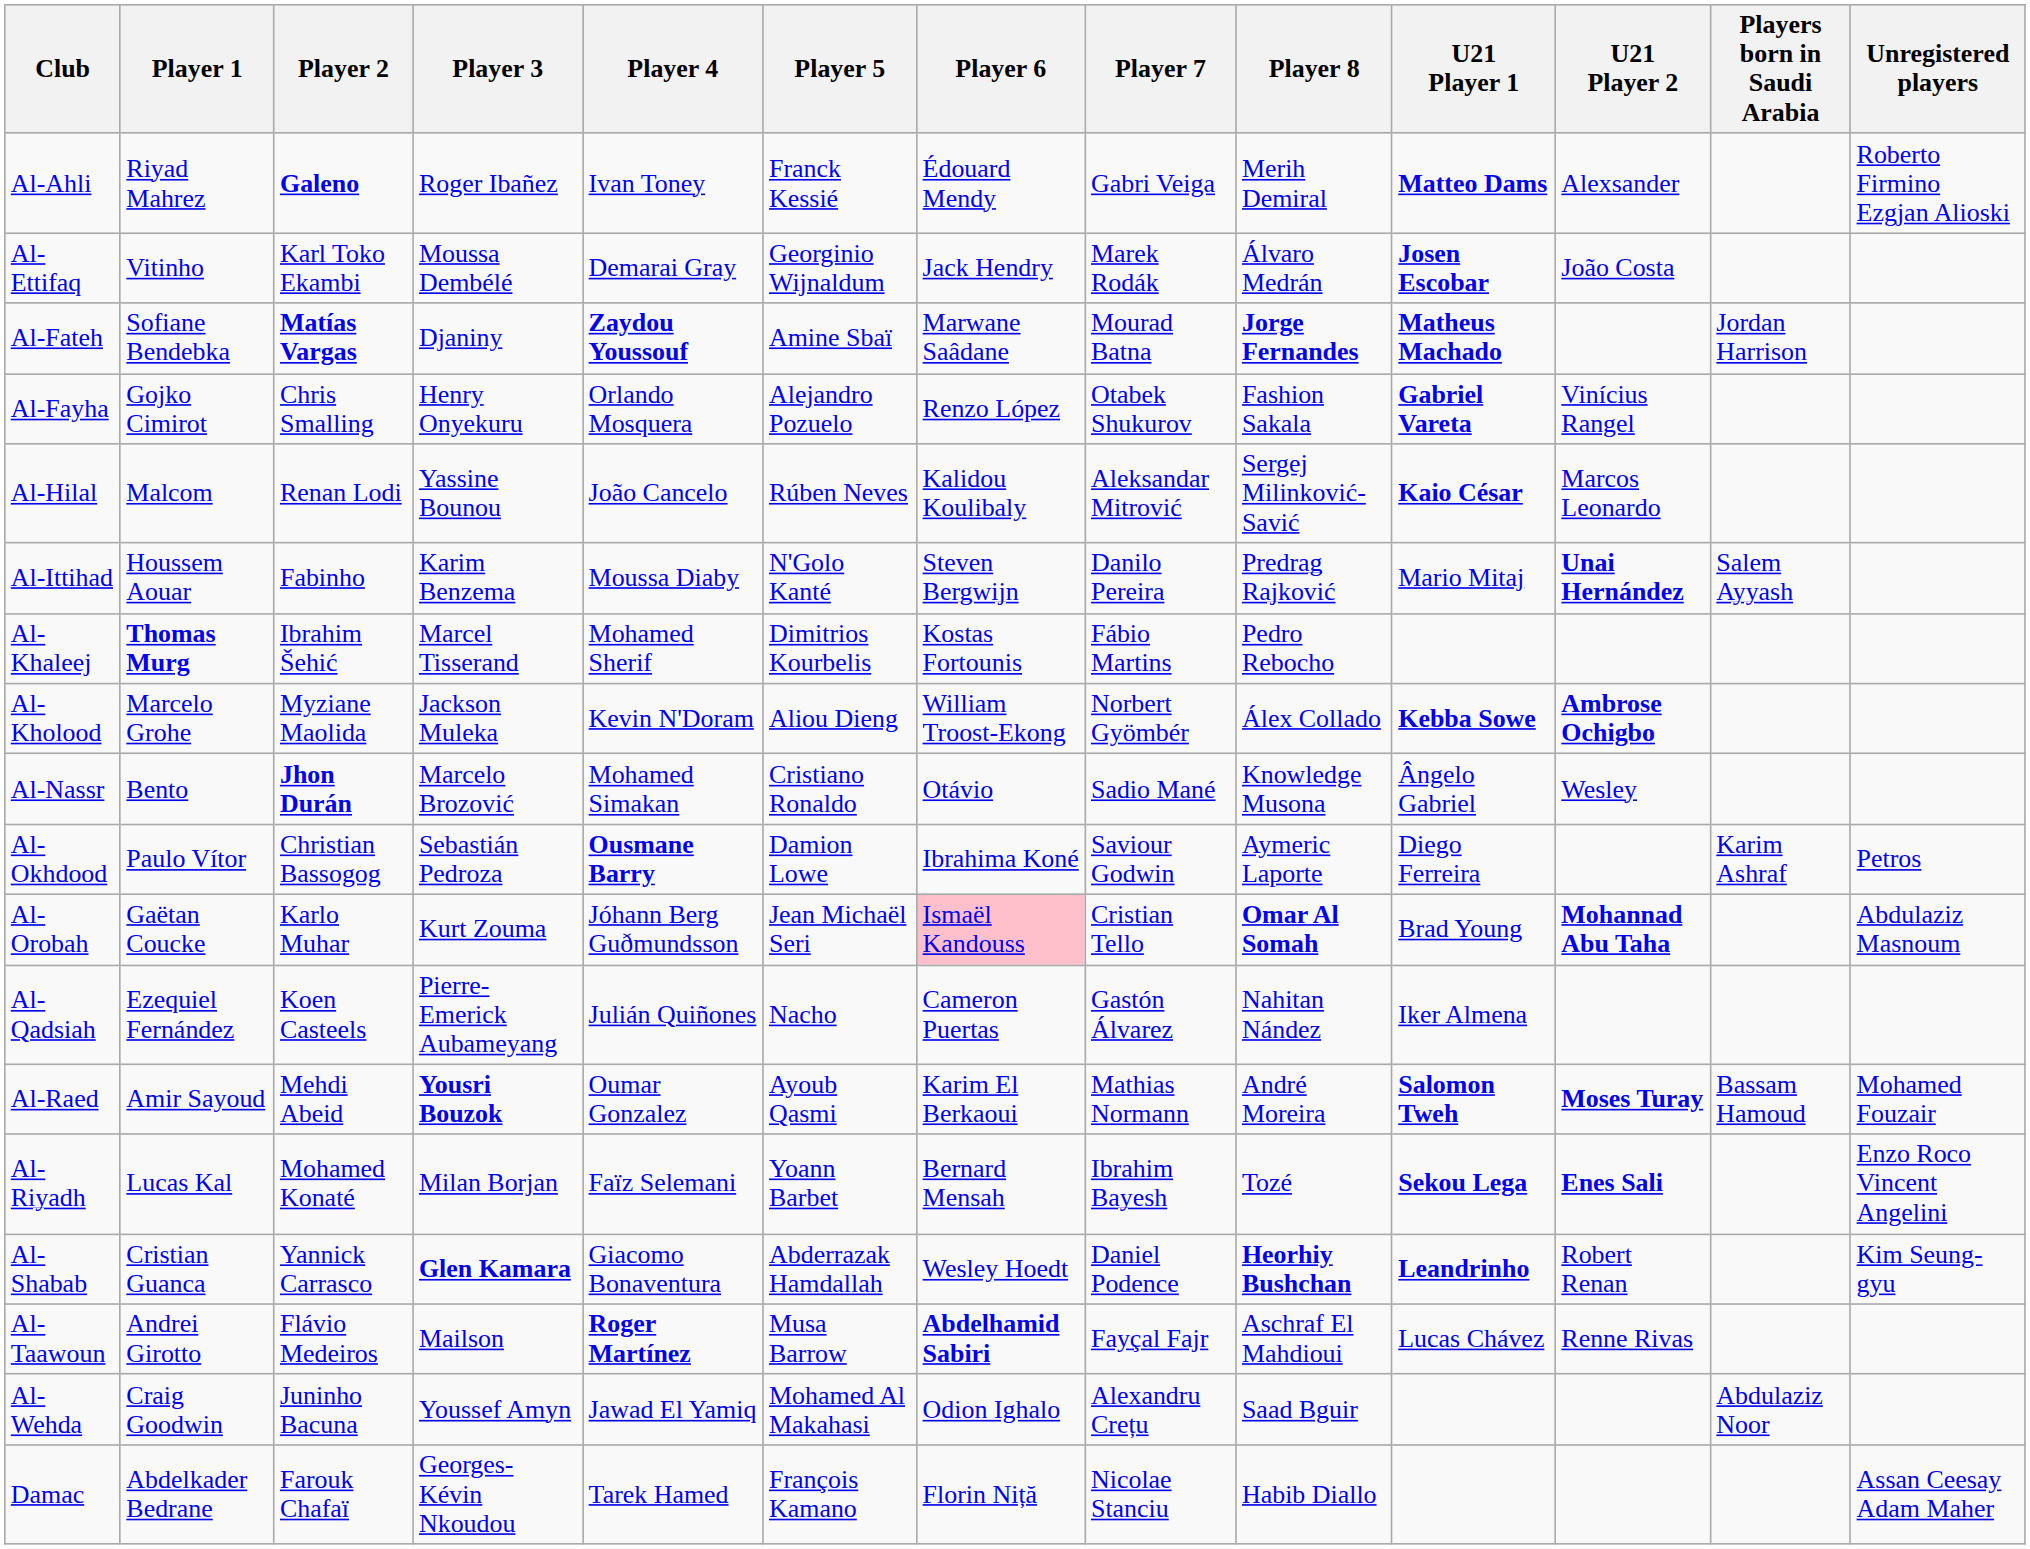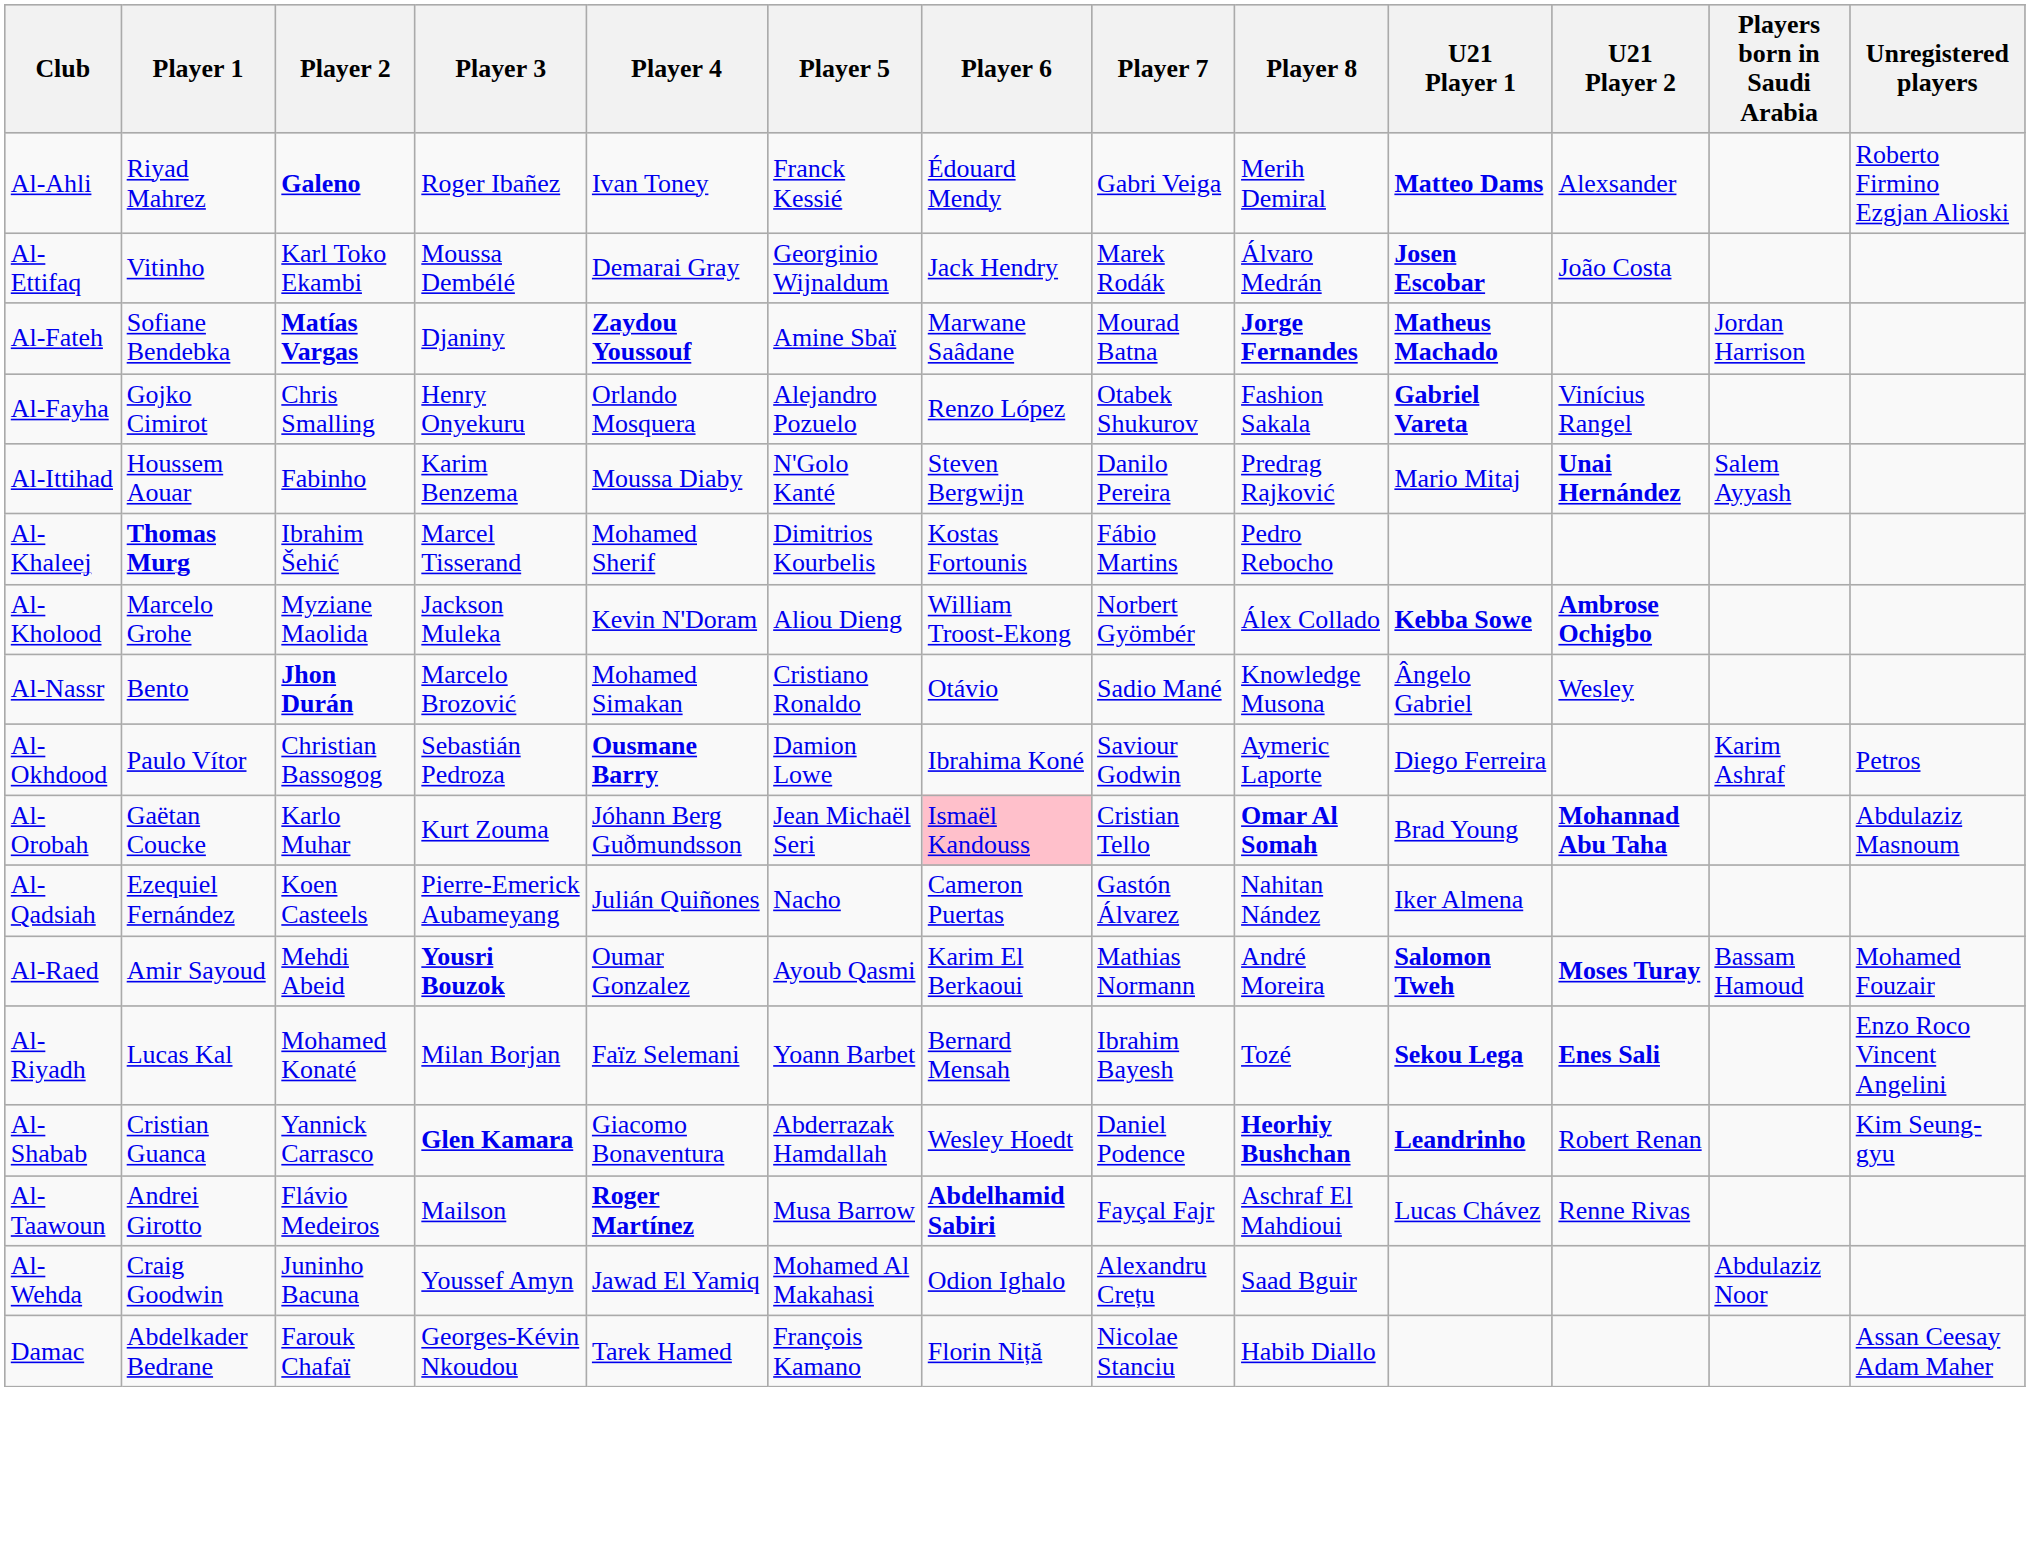- row: (54, 493)
